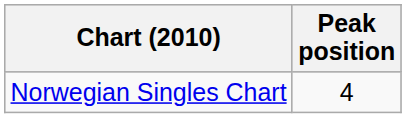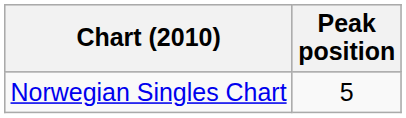(347, 91) 4 -> (347, 91) 5
